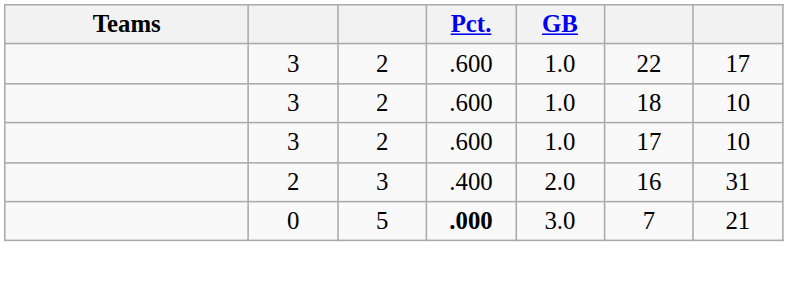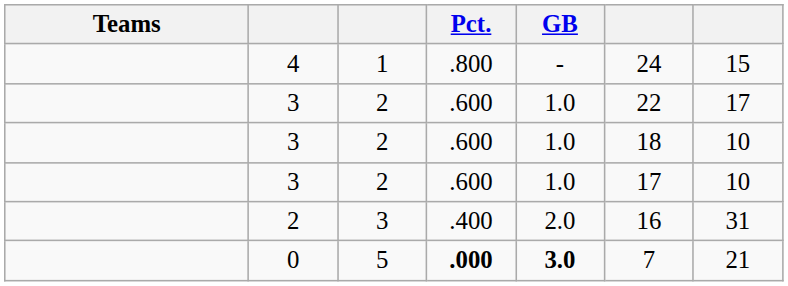+ row: (293, 63)
(560, 220) normal -> (560, 260) bold
